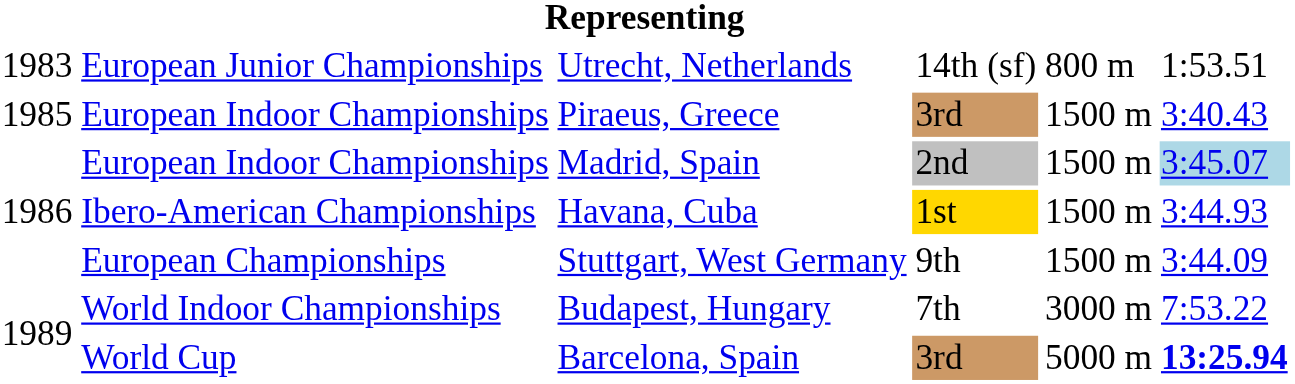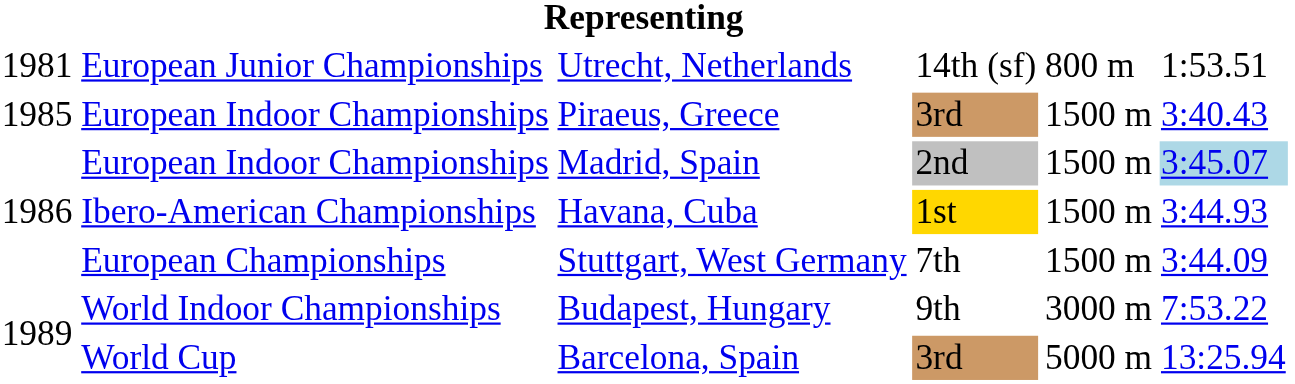(37, 65) 1983 -> (37, 65) 1981
(938, 260) 9th -> (938, 260) 7th
(938, 308) 7th -> (938, 308) 9th
(1224, 357) bold -> (1223, 357) normal
